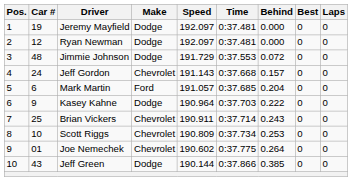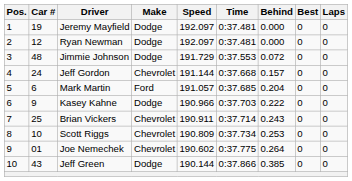(197, 73) 191.143 -> (197, 73) 191.144
(197, 103) 190.964 -> (197, 103) 190.966
